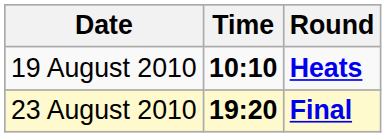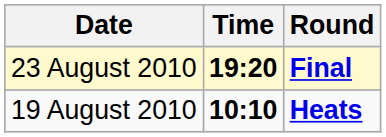rows swapped: (104, 68) <-> (104, 110)
